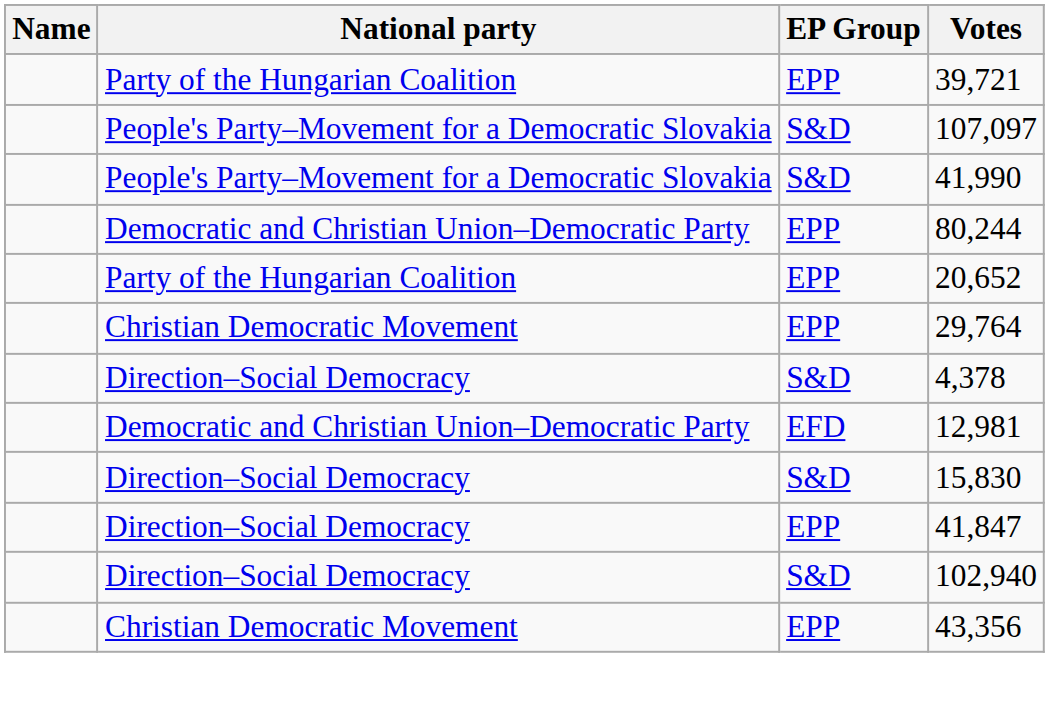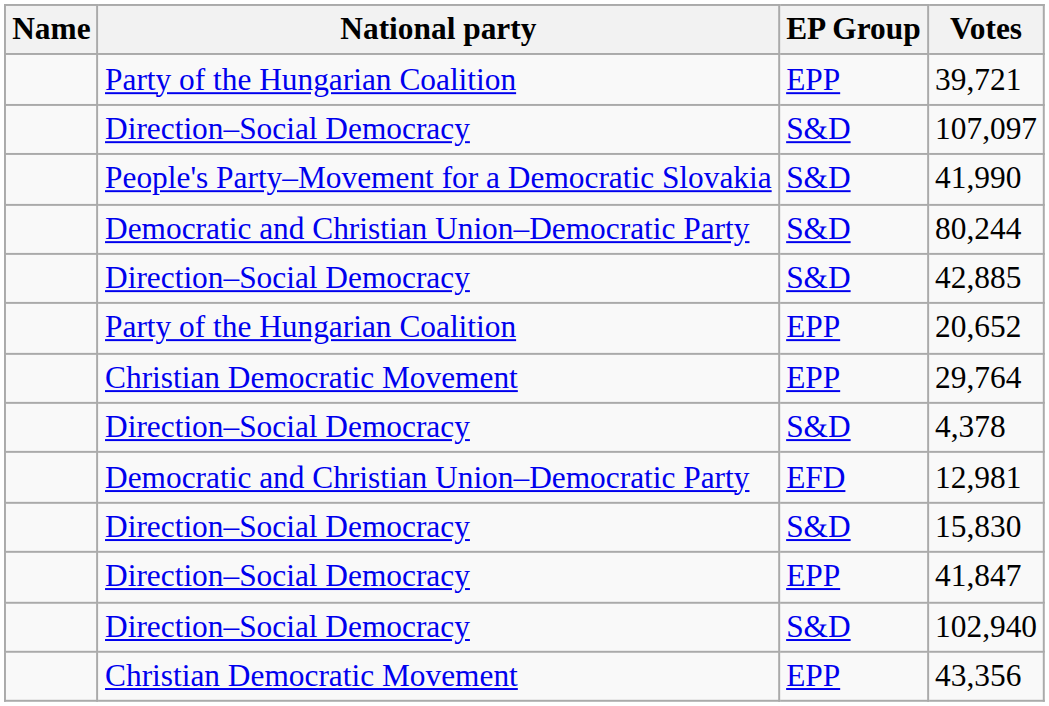(438, 128) People's Party–Movement for a Democratic Slovakia -> (287, 128) Direction–Social Democracy
(813, 228) EPP -> (818, 228) S&D
+ row: (978, 278)
